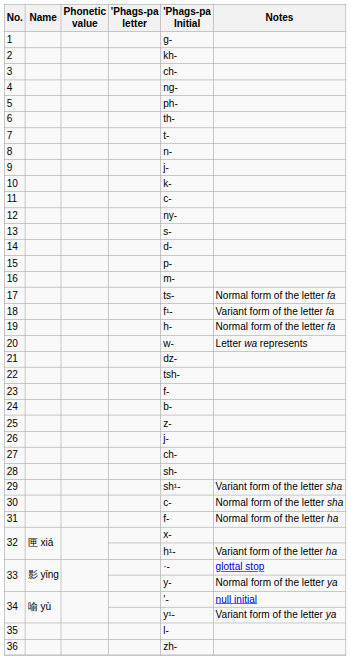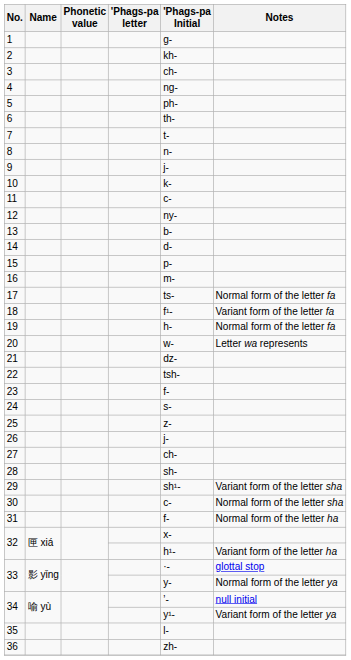(167, 231) s- -> (168, 231) b-
(168, 407) b- -> (167, 407) s-
